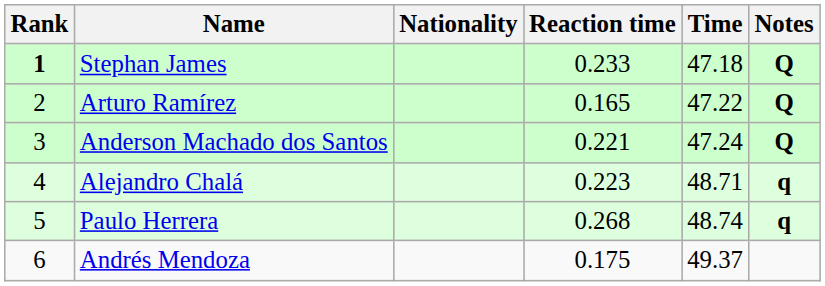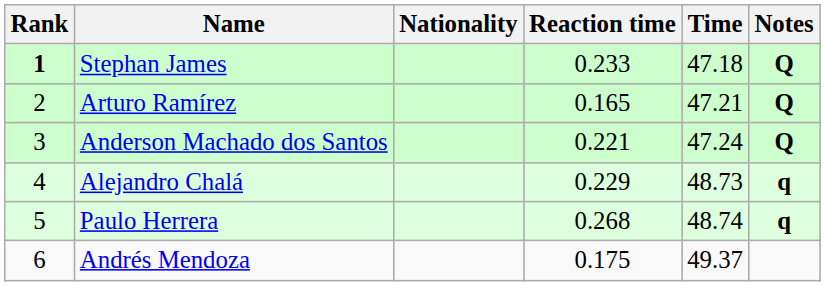(715, 102) 47.22 -> (715, 102) 47.21
(602, 181) 0.223 -> (602, 181) 0.229
(715, 181) 48.71 -> (715, 181) 48.73
